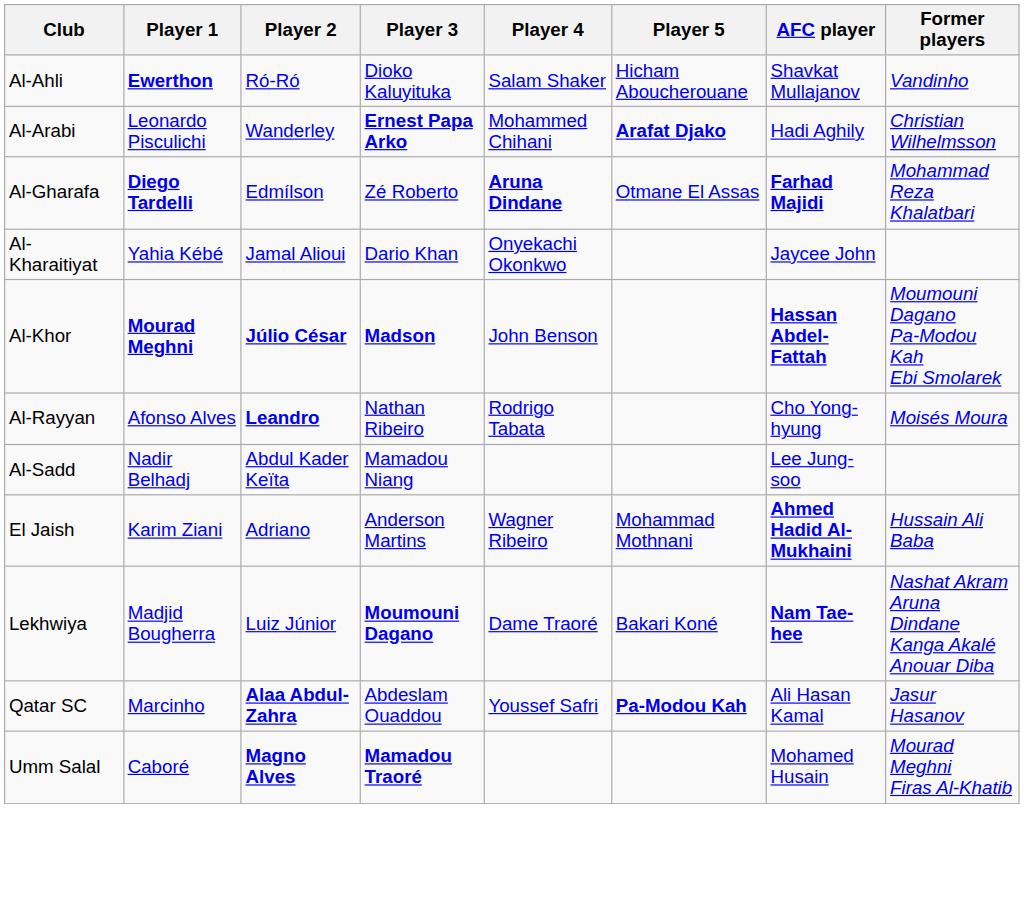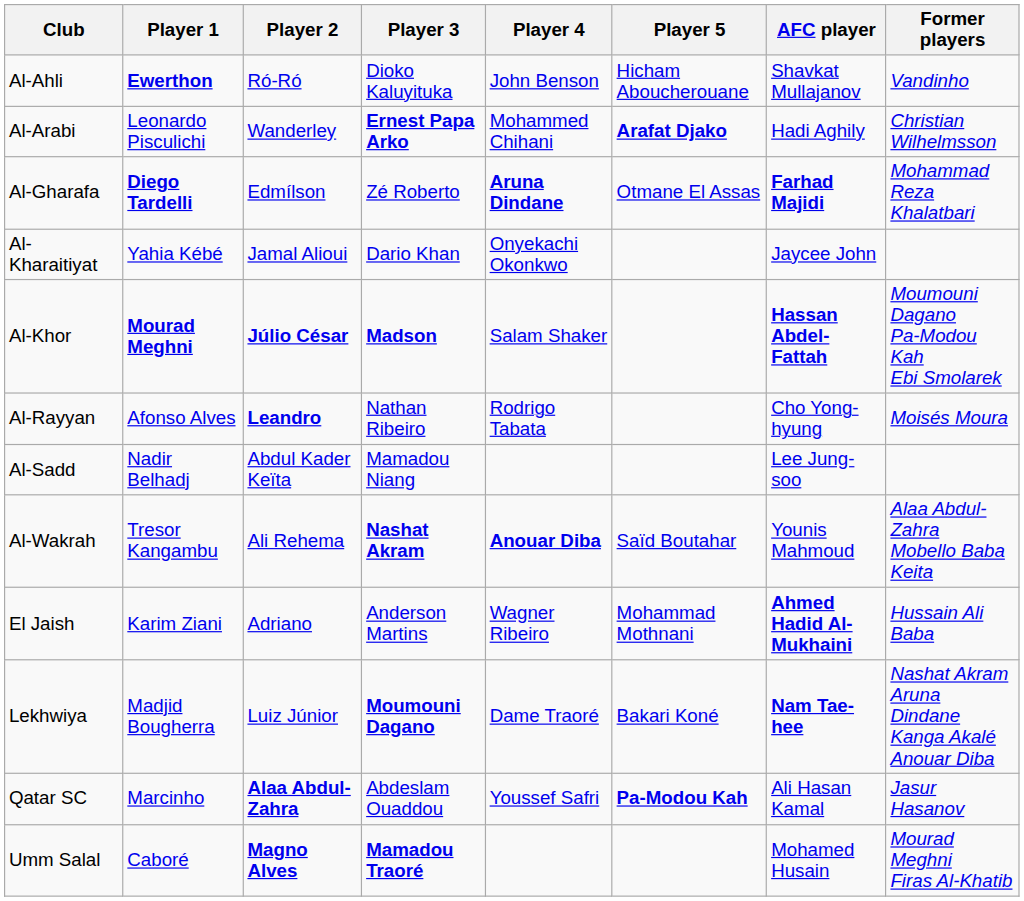(547, 80) Salam Shaker -> (544, 80) John Benson
(543, 336) John Benson -> (548, 336) Salam Shaker
+ row: (52, 541)
